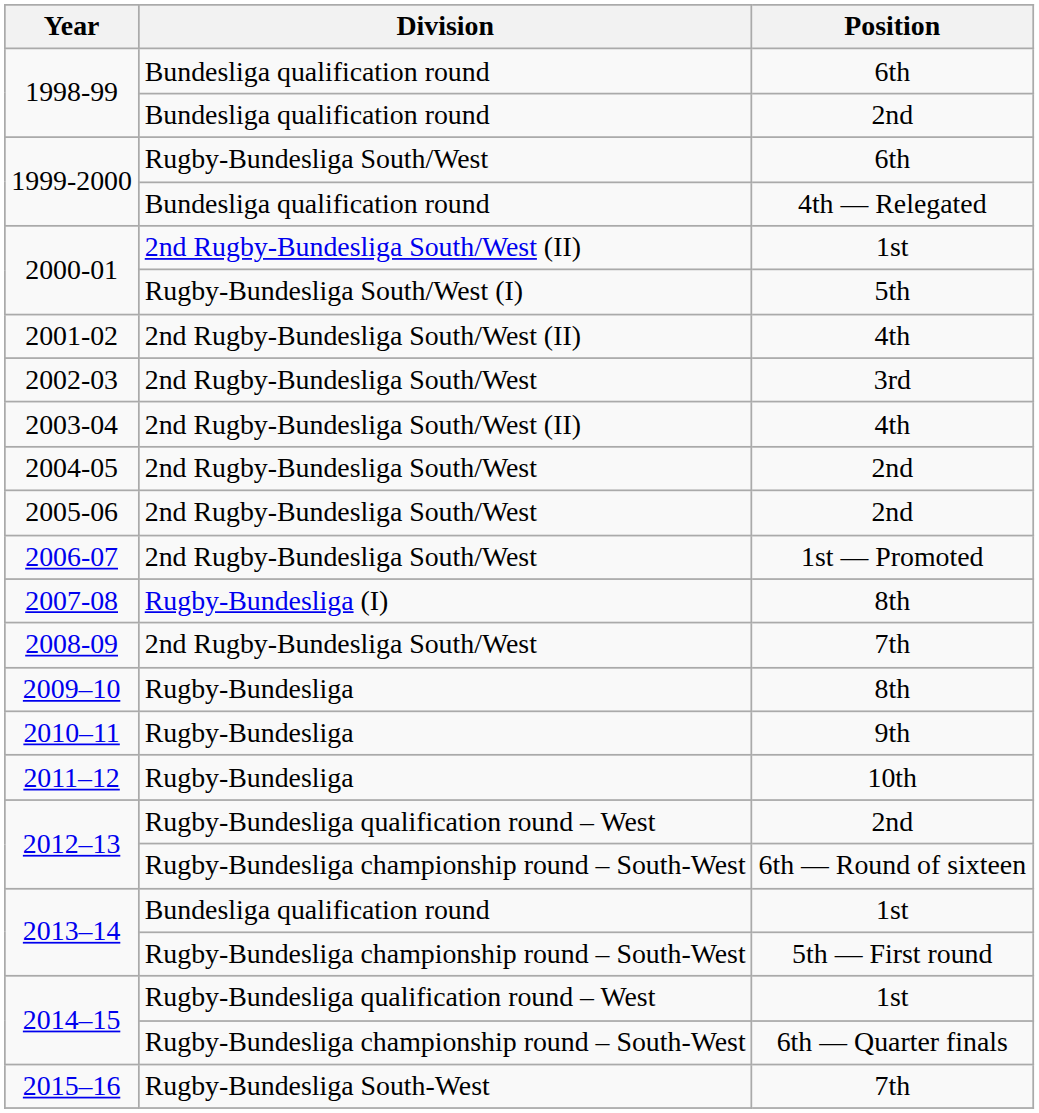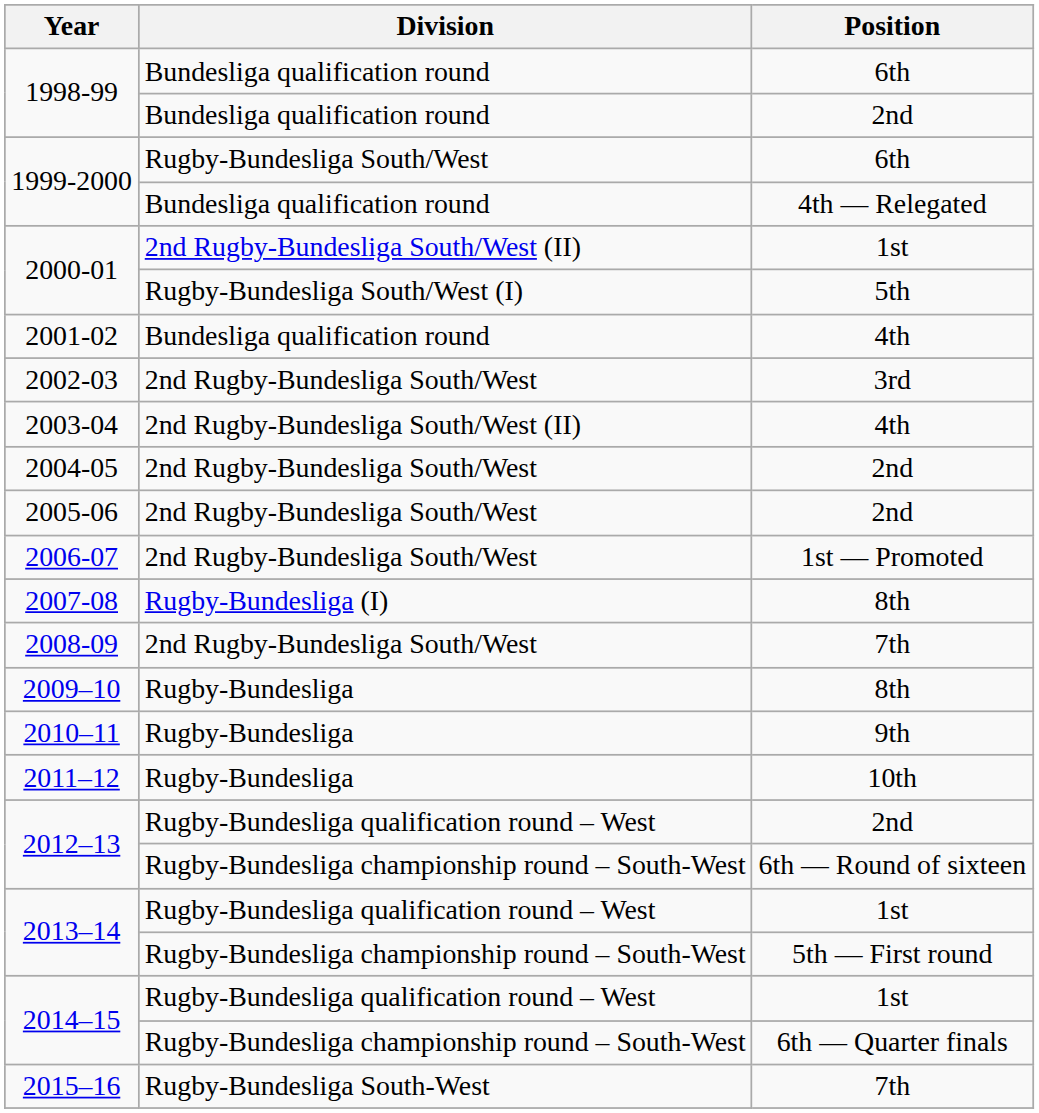(363, 335) 2nd Rugby-Bundesliga South/West (II) -> (317, 335) Bundesliga qualification round
(317, 909) Bundesliga qualification round -> (400, 909) Rugby-Bundesliga qualification round – West
